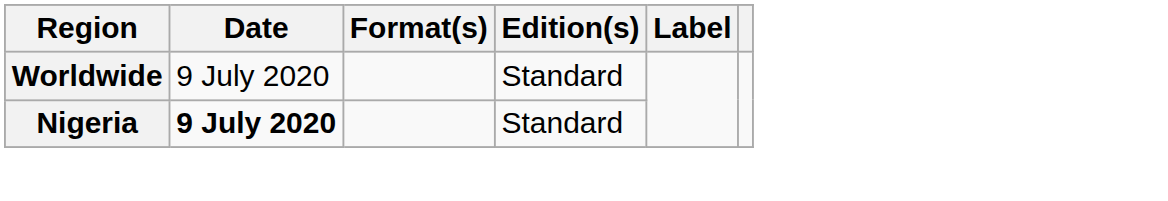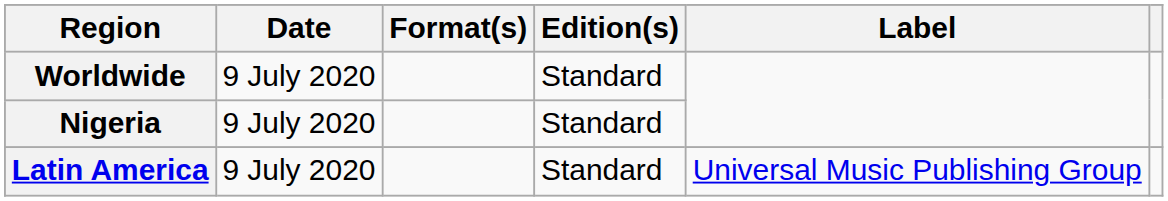(256, 123) bold -> (299, 123) normal
+ row: (110, 170)
